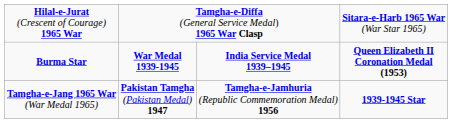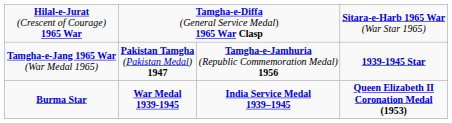rows swapped: (62, 99) <-> (62, 61)
